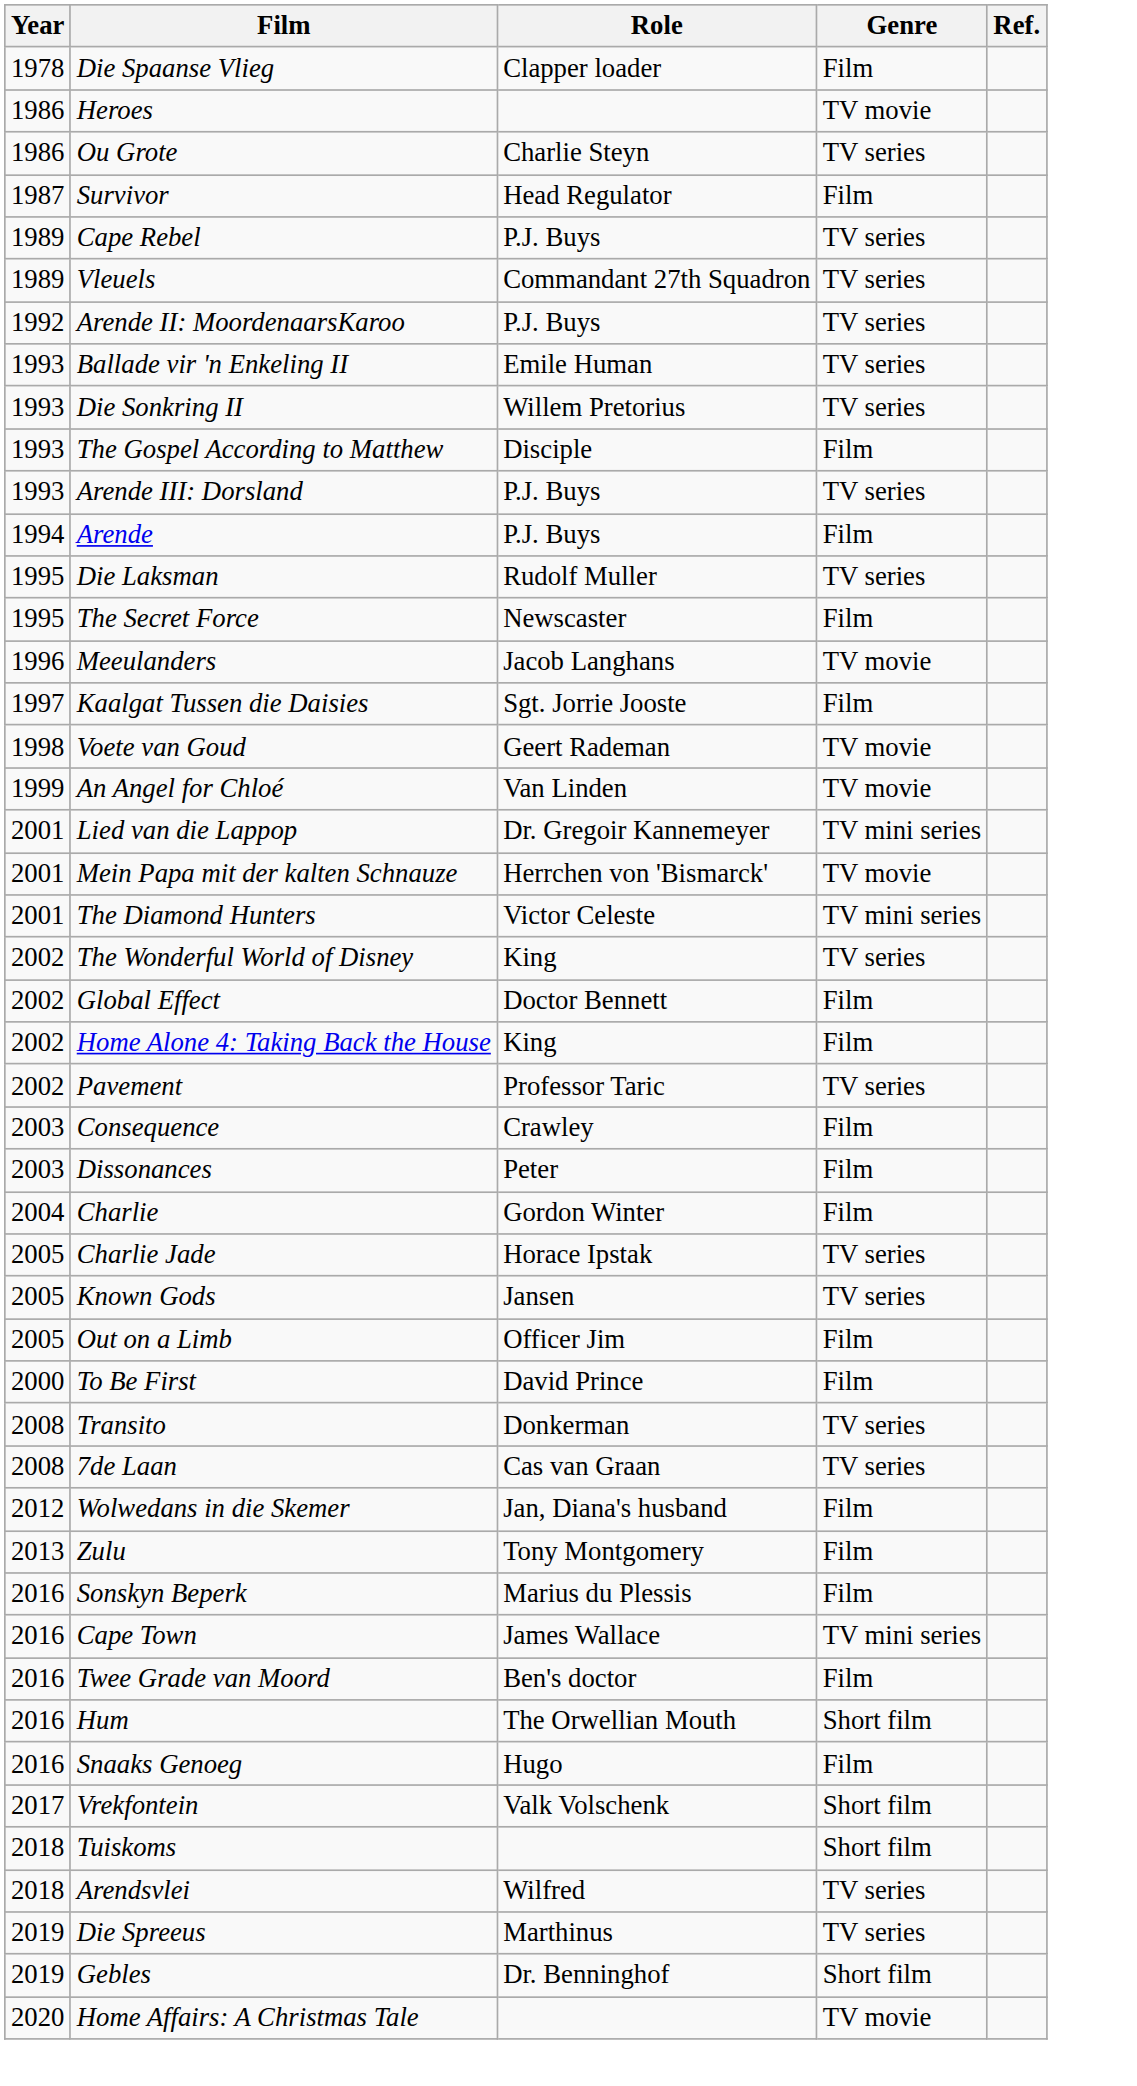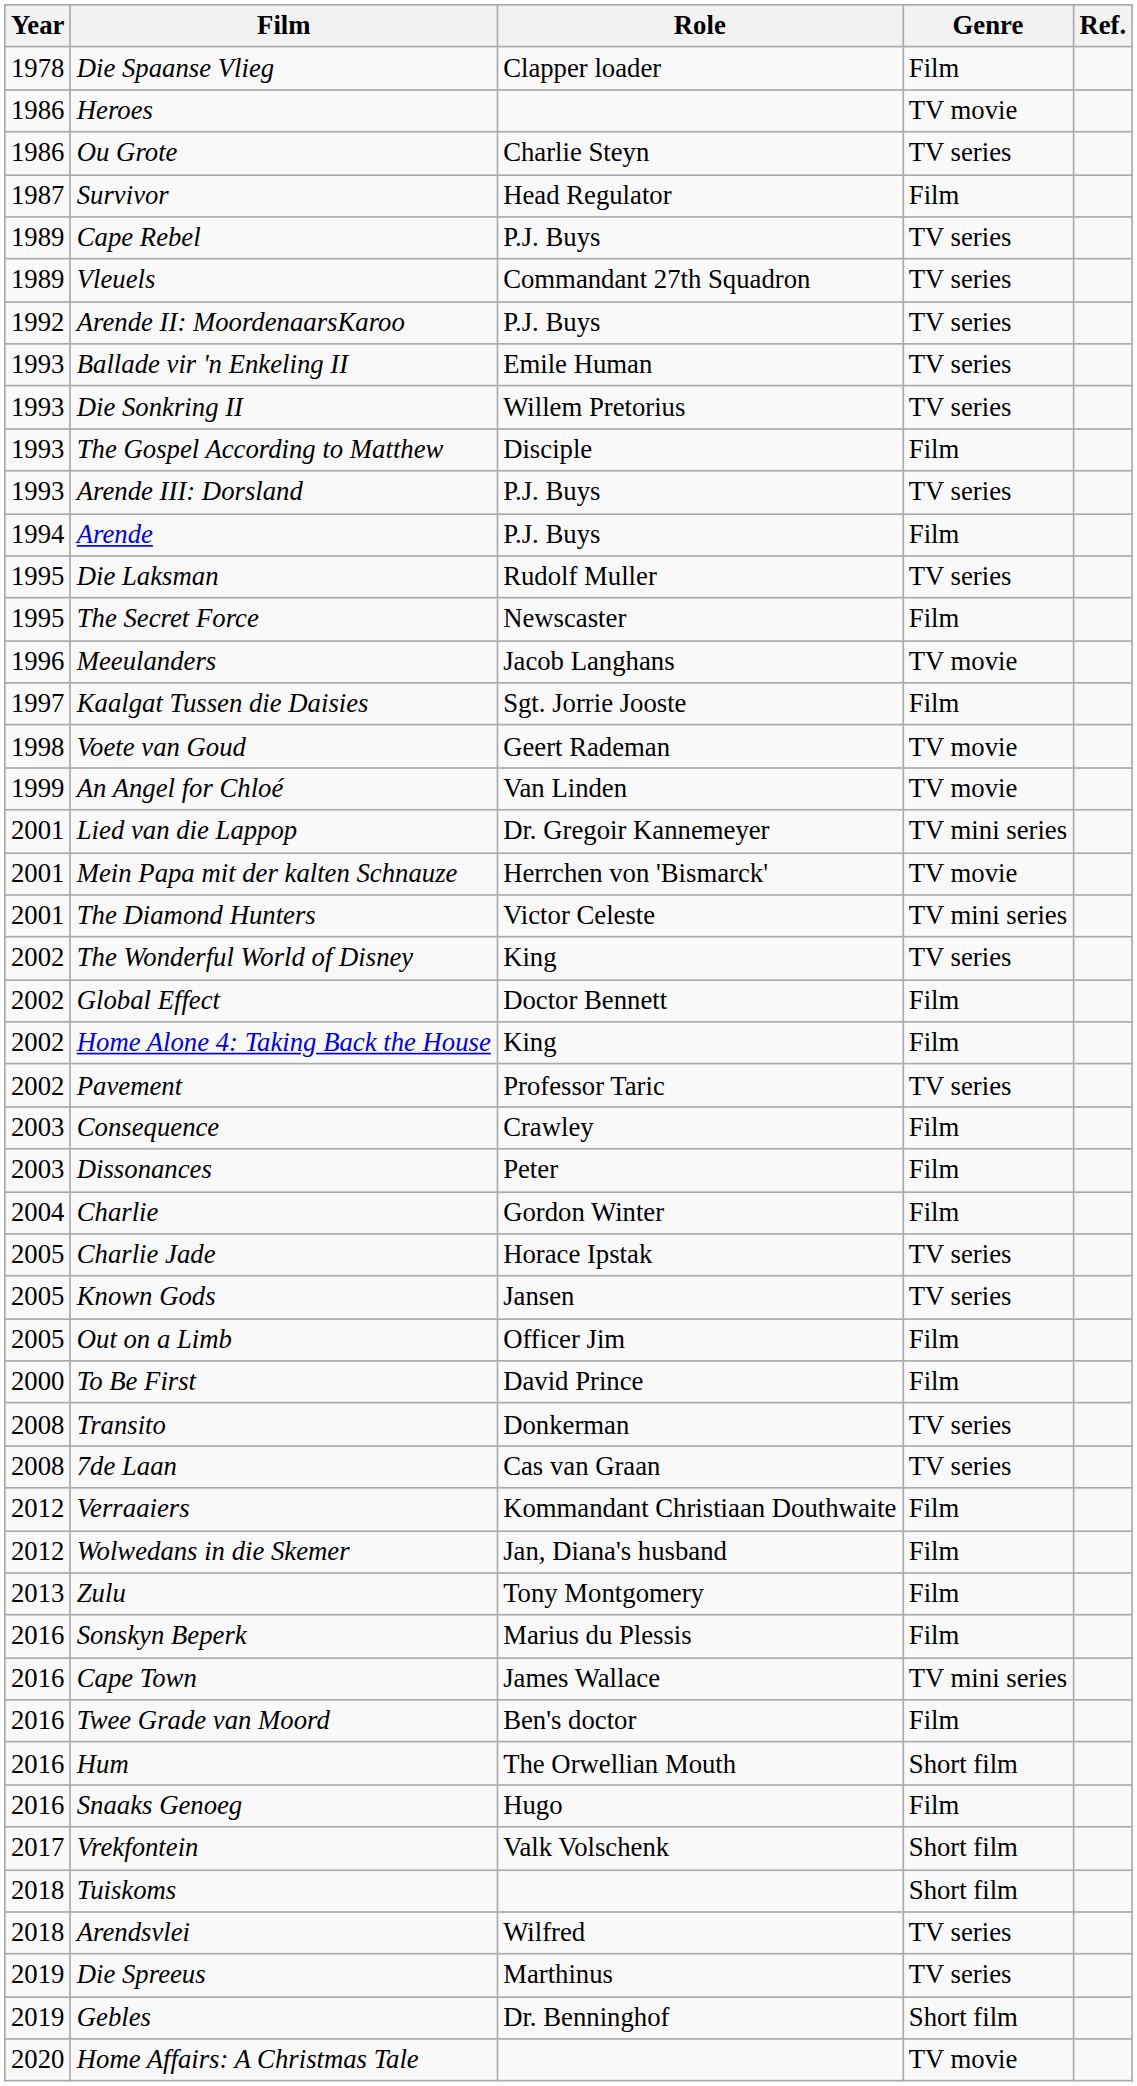+ row: (133, 1508)
